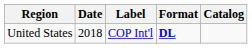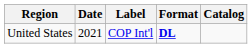(90, 33) 2018 -> (90, 33) 2021
